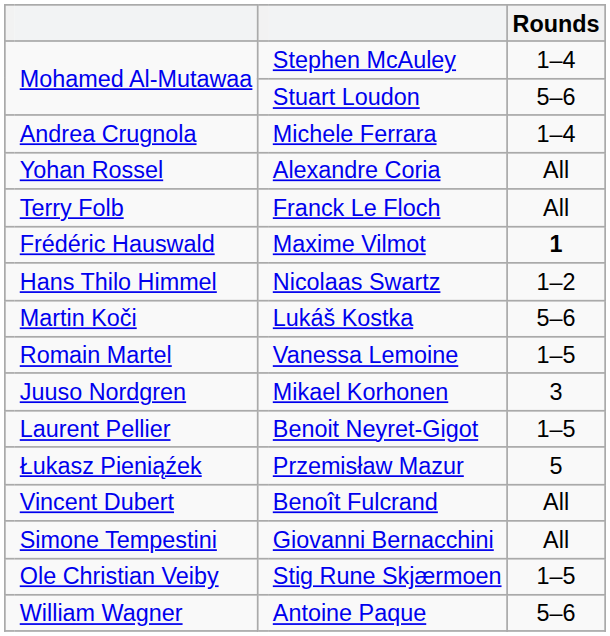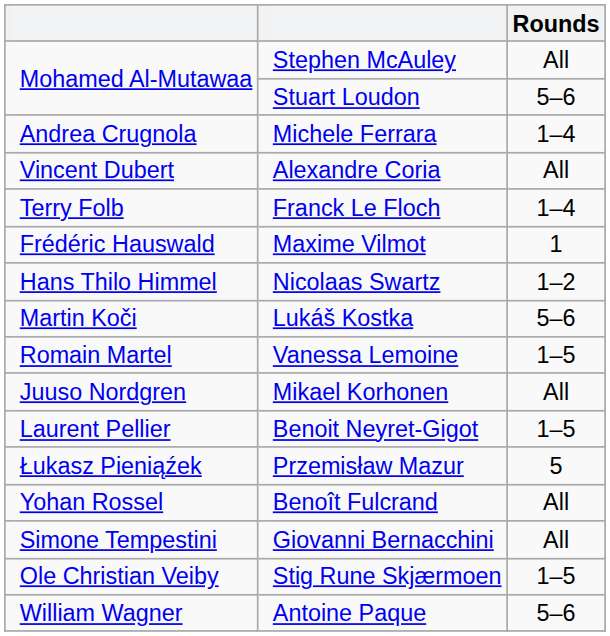(556, 60) 1–4 -> (556, 60) All
(91, 170) Yohan Rossel -> (97, 170) Vincent Dubert
(556, 207) All -> (556, 207) 1–4
(556, 244) bold -> (556, 244) normal
(556, 392) 3 -> (556, 392) All
(97, 502) Vincent Dubert -> (91, 502) Yohan Rossel
